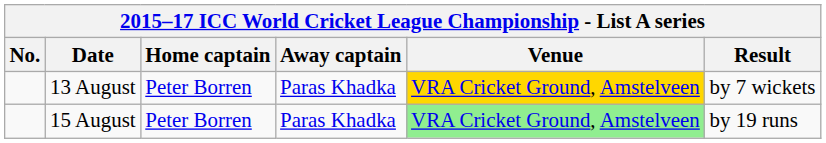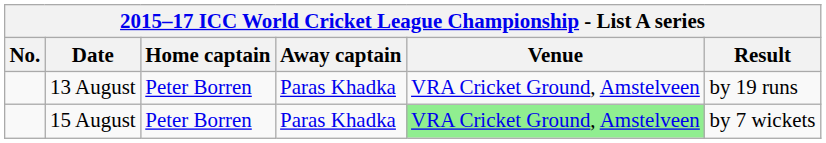(555, 87) gold background -> (555, 87) no background
(762, 87) by 7 wickets -> (754, 87) by 19 runs
(754, 120) by 19 runs -> (762, 120) by 7 wickets
